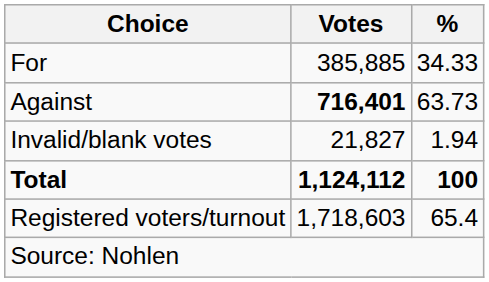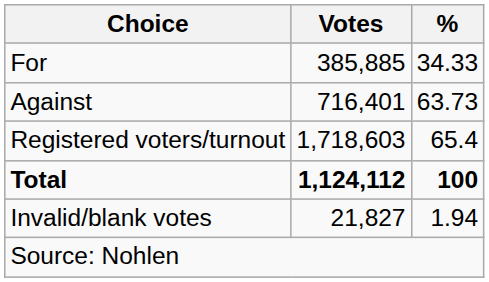(361, 101) bold -> (361, 101) normal
rows swapped: (111, 140) <-> (148, 218)
